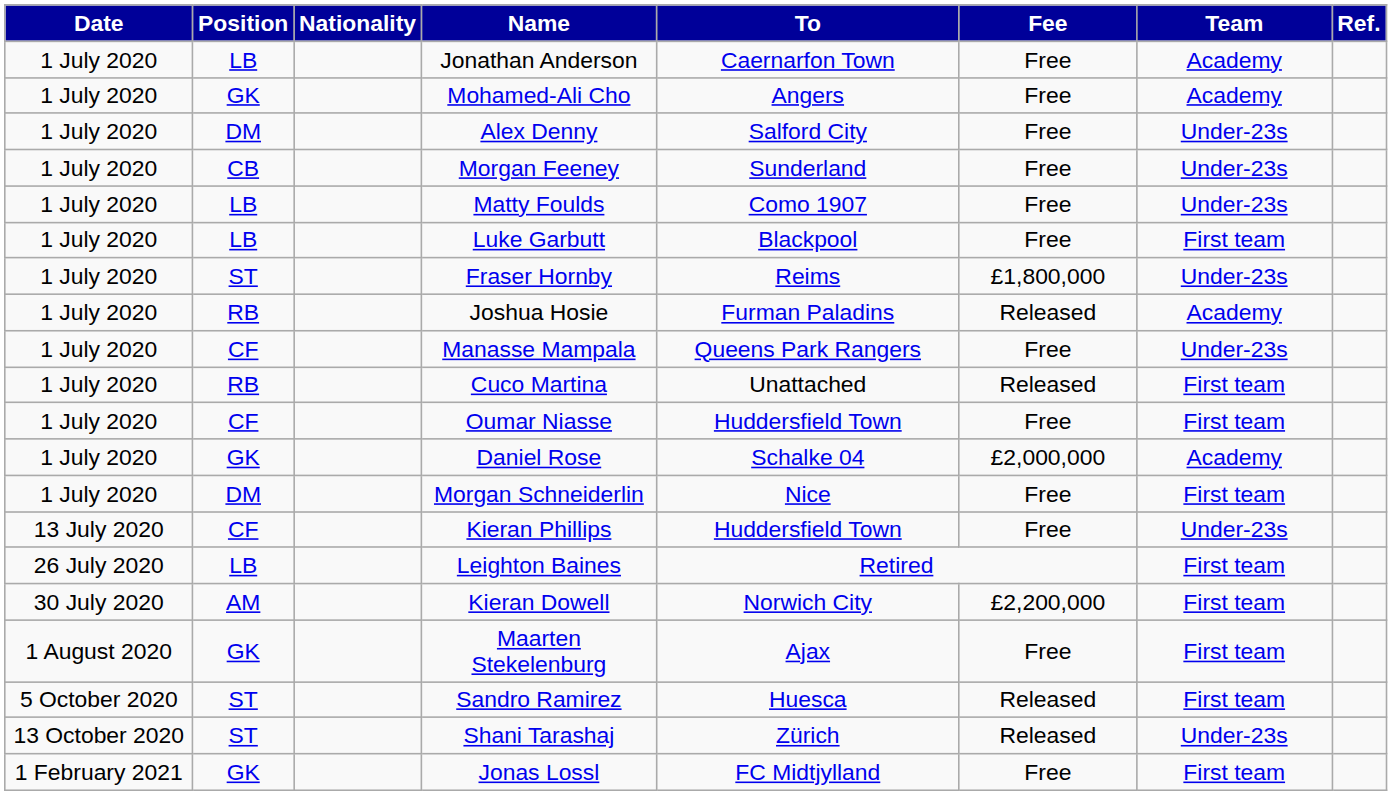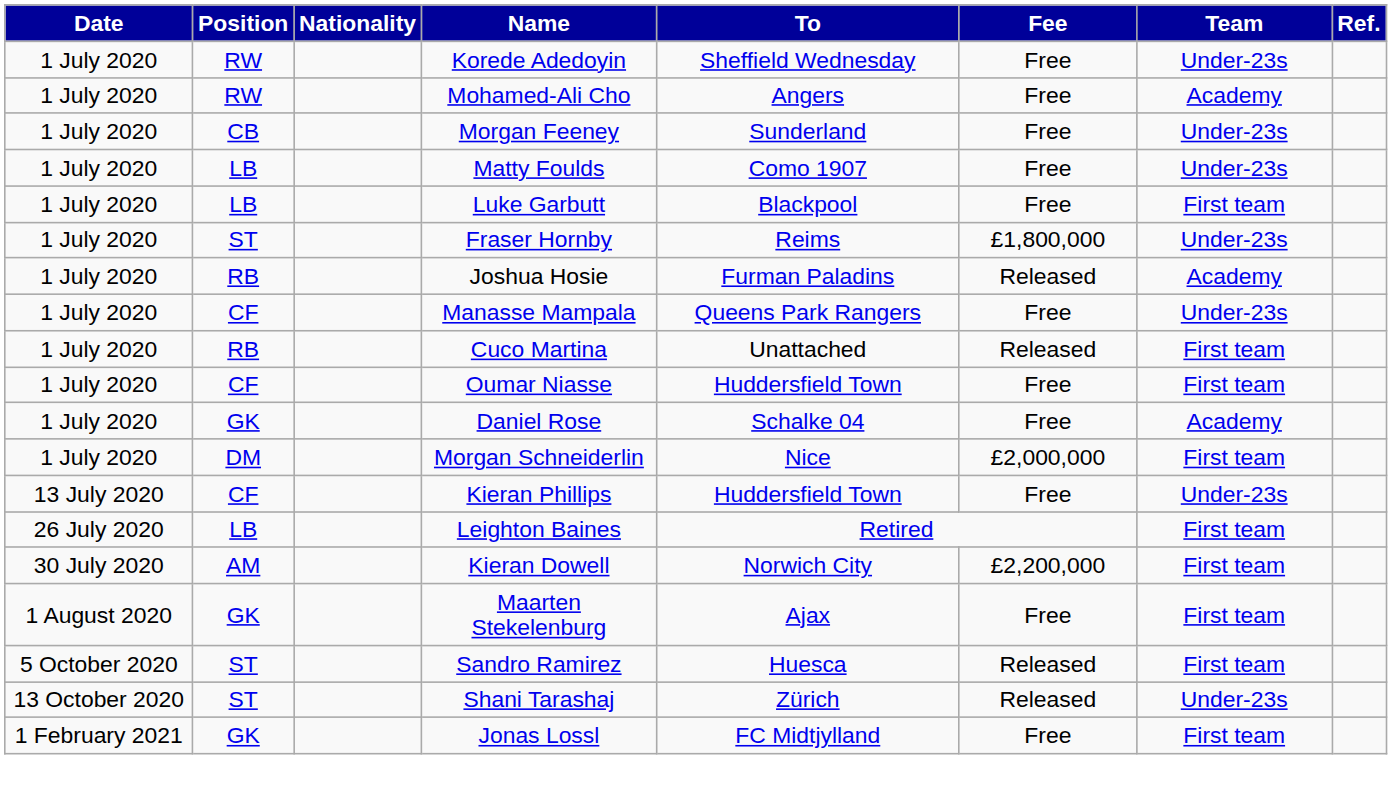+ row: (539, 59)
- row: (539, 59)
(243, 96) GK -> (243, 96) RW
- row: (539, 132)
(1048, 457) £2,000,000 -> (1048, 421) Free
(1048, 494) Free -> (1048, 457) £2,000,000
